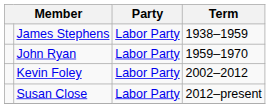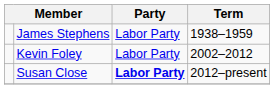- row: (46, 53)
(147, 93) normal -> (150, 73) bold
